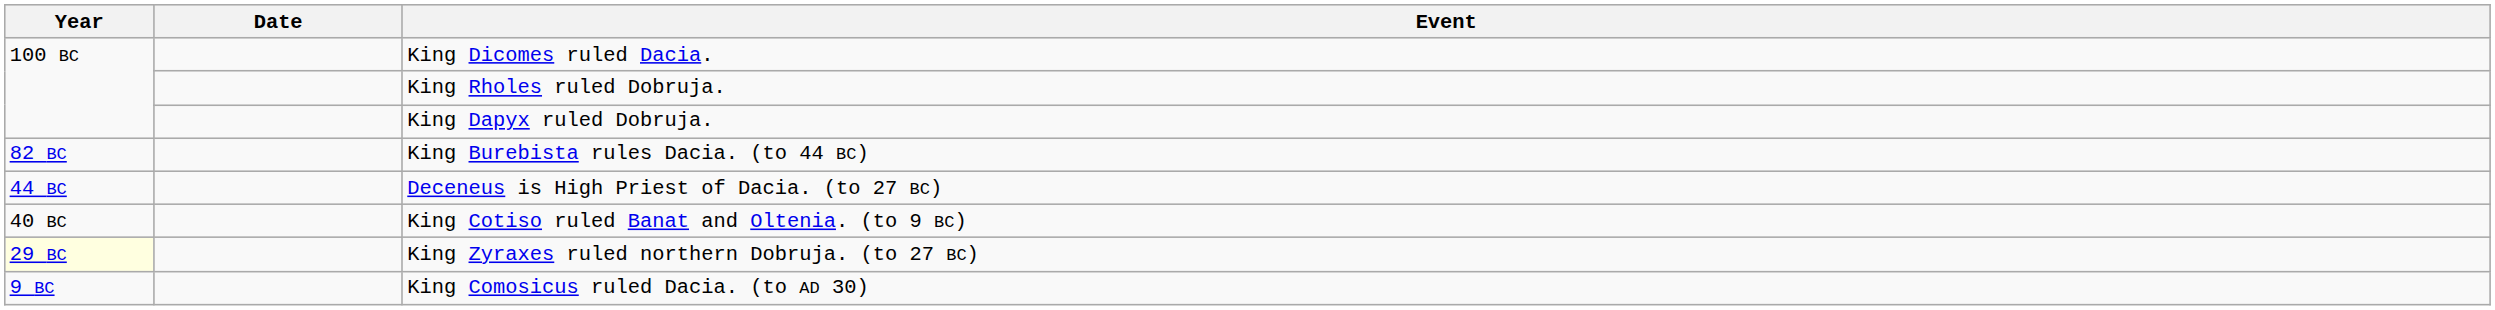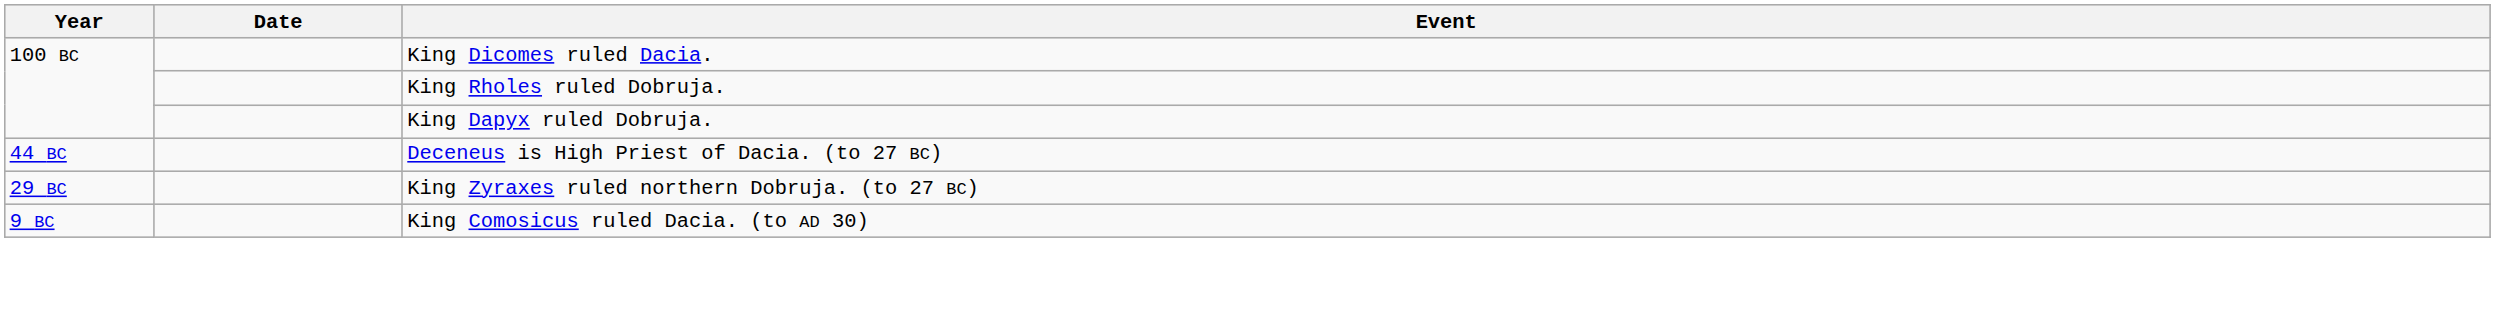- row: (638, 154)
- row: (687, 221)
(38, 254) lightyellow background -> (38, 188) no background
